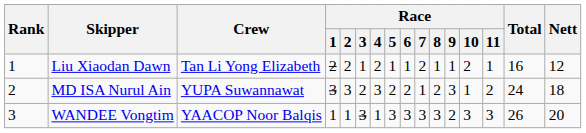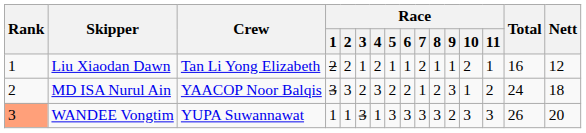(242, 90) YUPA Suwannawat -> (251, 90) YAACOP Noor Balqis
(12, 115) no background -> (12, 115) lightsalmon background
(251, 115) YAACOP Noor Balqis -> (242, 115) YUPA Suwannawat
